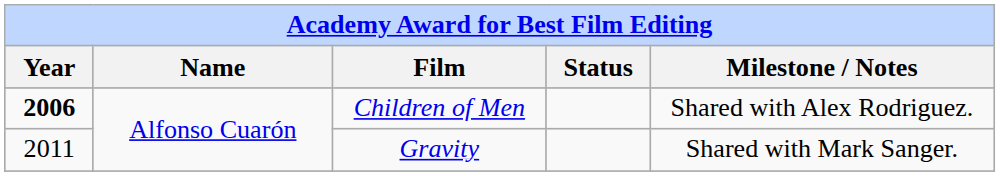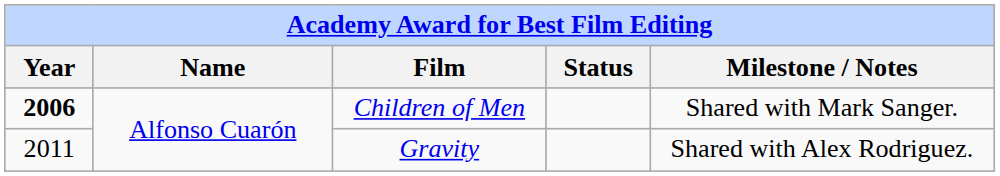(822, 107) Shared with Alex Rodriguez. -> (822, 107) Shared with Mark Sanger.
(822, 149) Shared with Mark Sanger. -> (822, 149) Shared with Alex Rodriguez.
